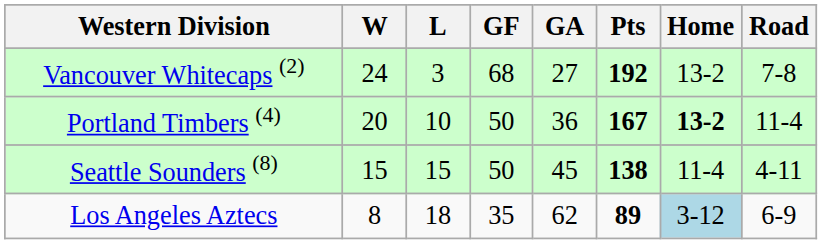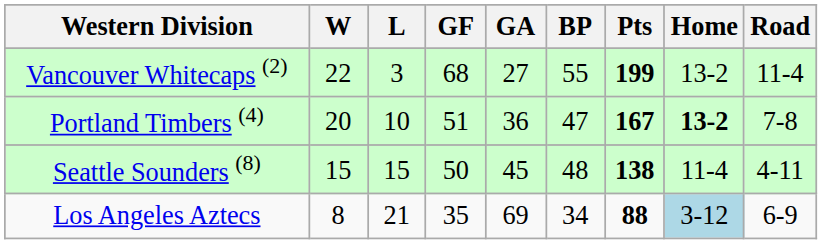+ column: (575, 26)
(375, 72) 24 -> (338, 72) 22
(628, 72) 192 -> (635, 72) 199
(779, 72) 7-8 -> (780, 72) 11-4
(501, 121) 50 -> (456, 121) 51
(779, 121) 11-4 -> (780, 121) 7-8
(438, 215) 18 -> (397, 215) 21
(565, 215) 62 -> (516, 215) 69
(628, 215) 89 -> (635, 215) 88
